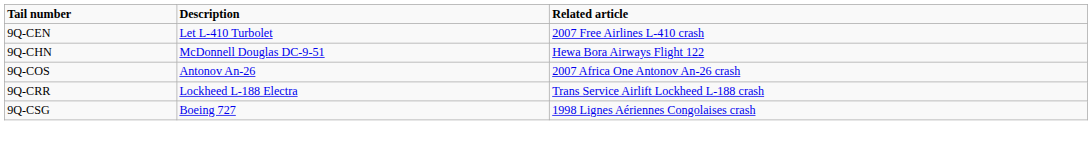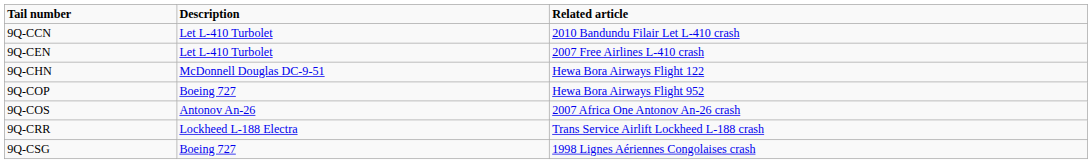+ row: (29, 33)
+ row: (28, 91)
